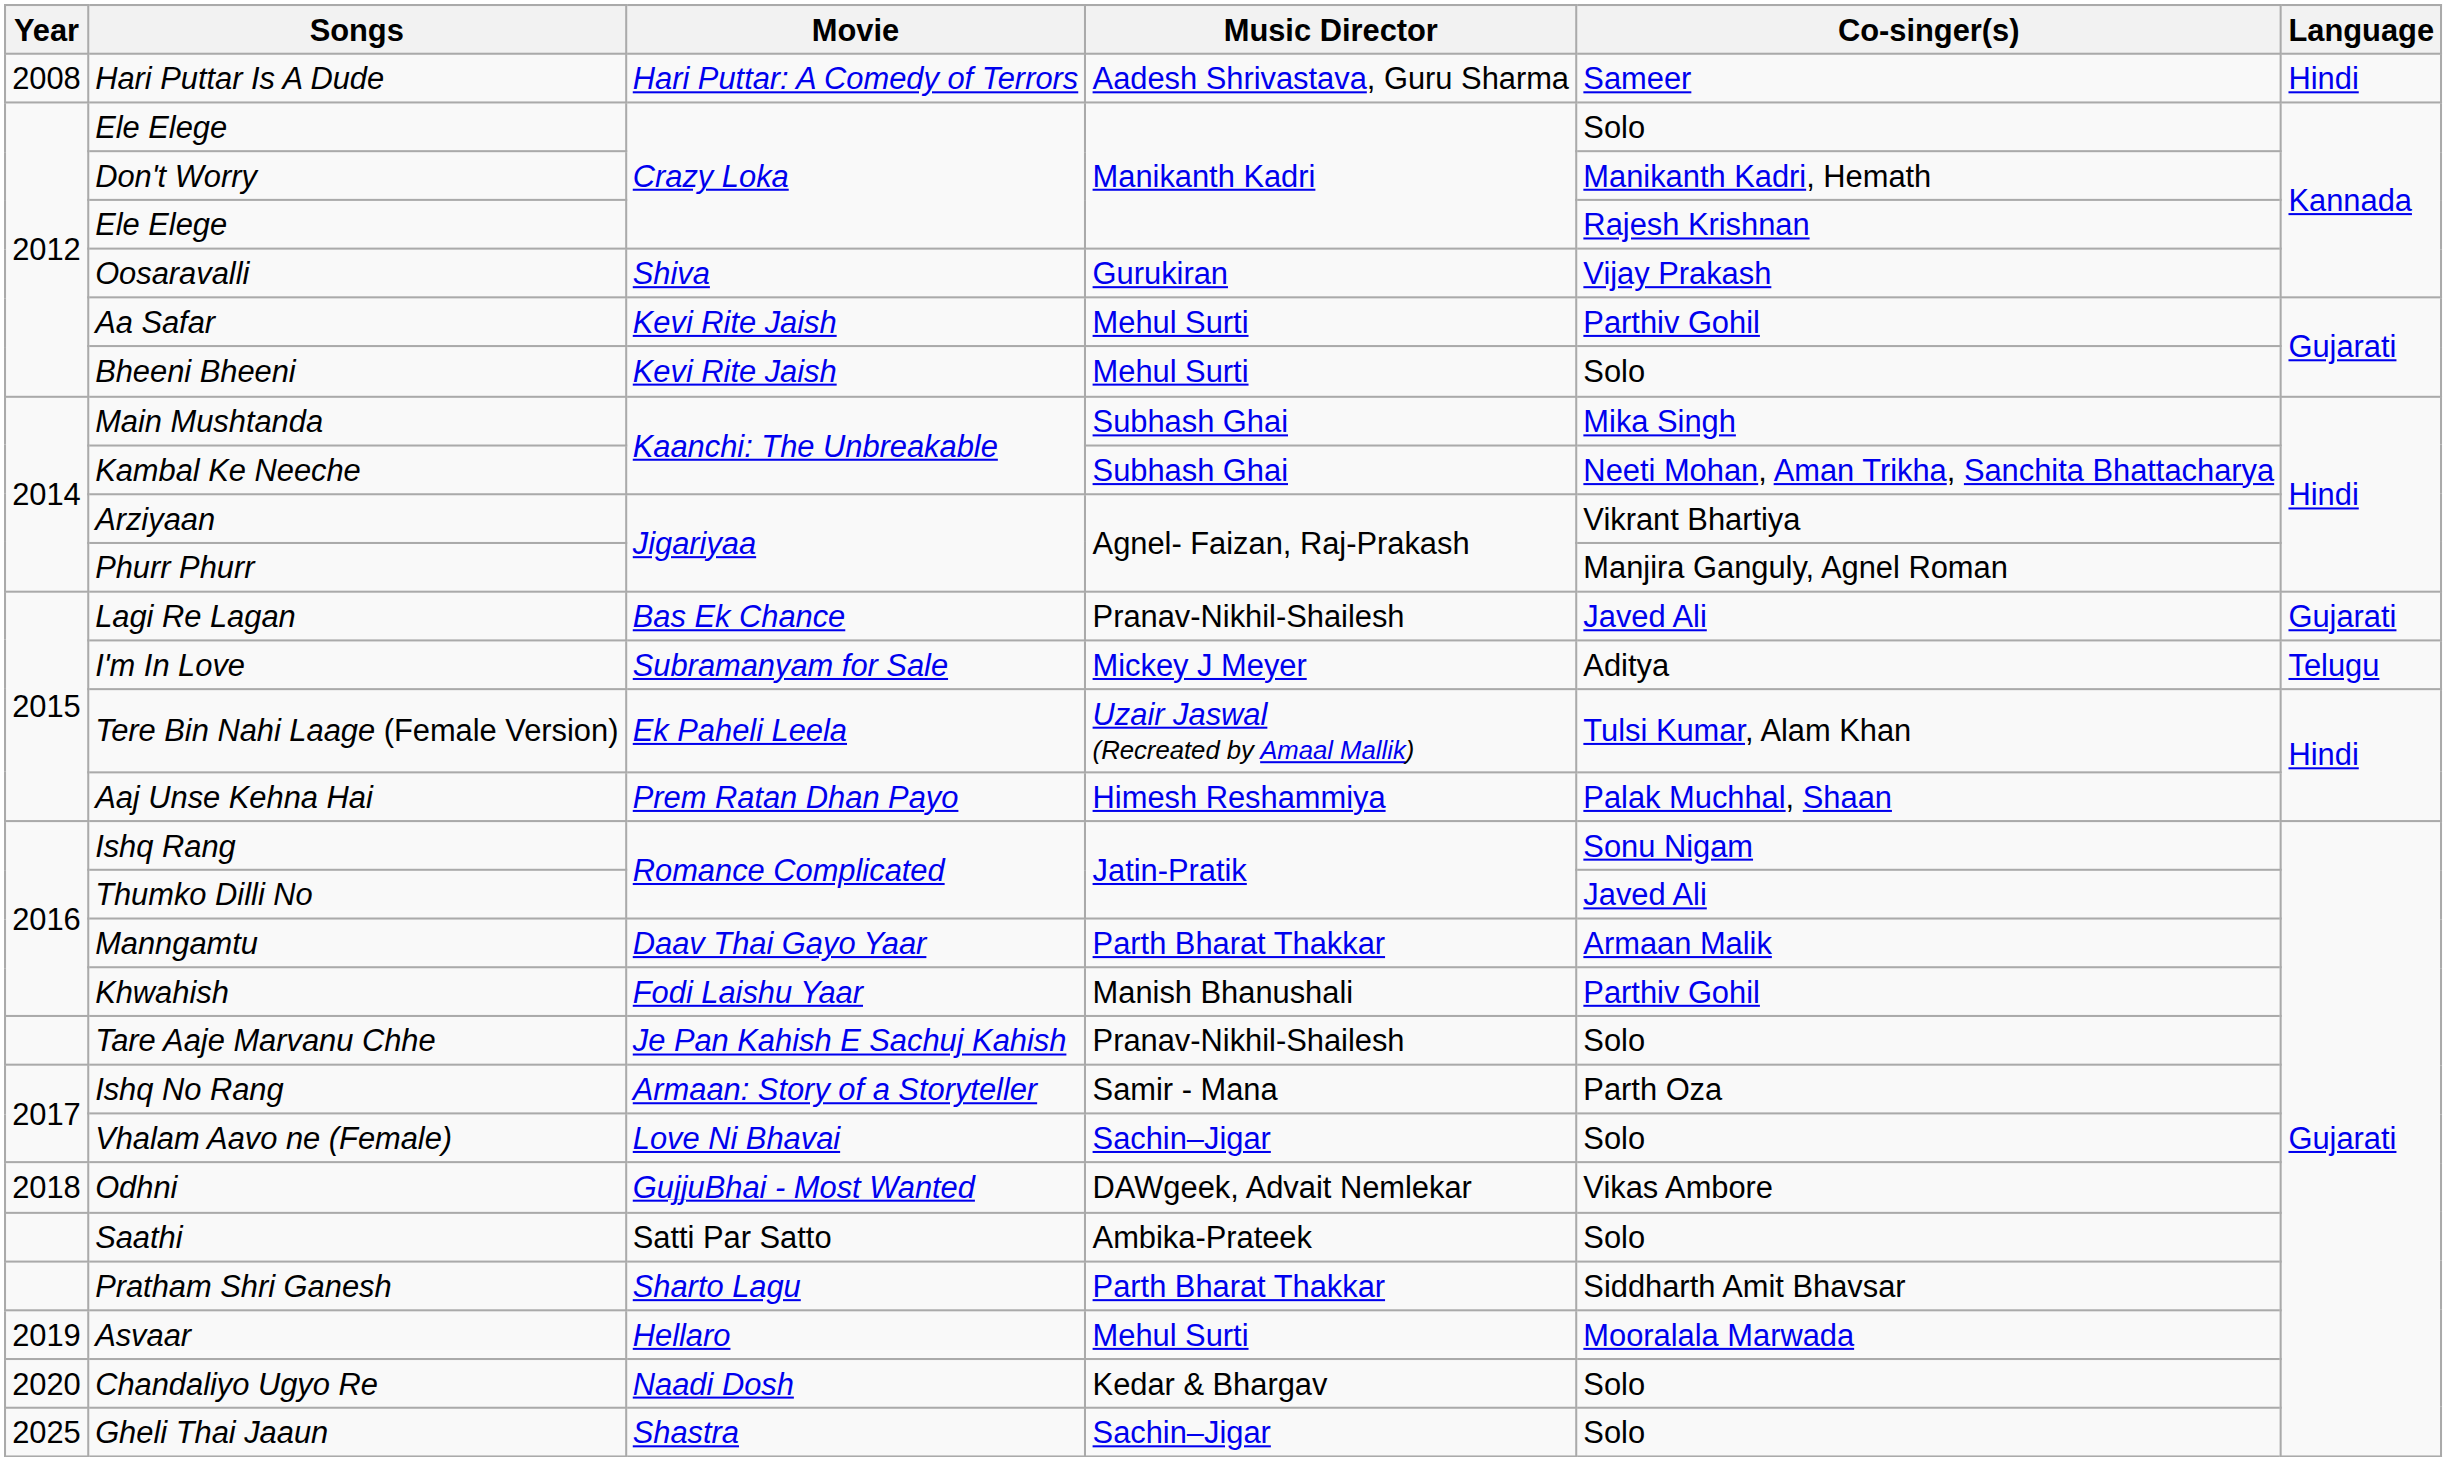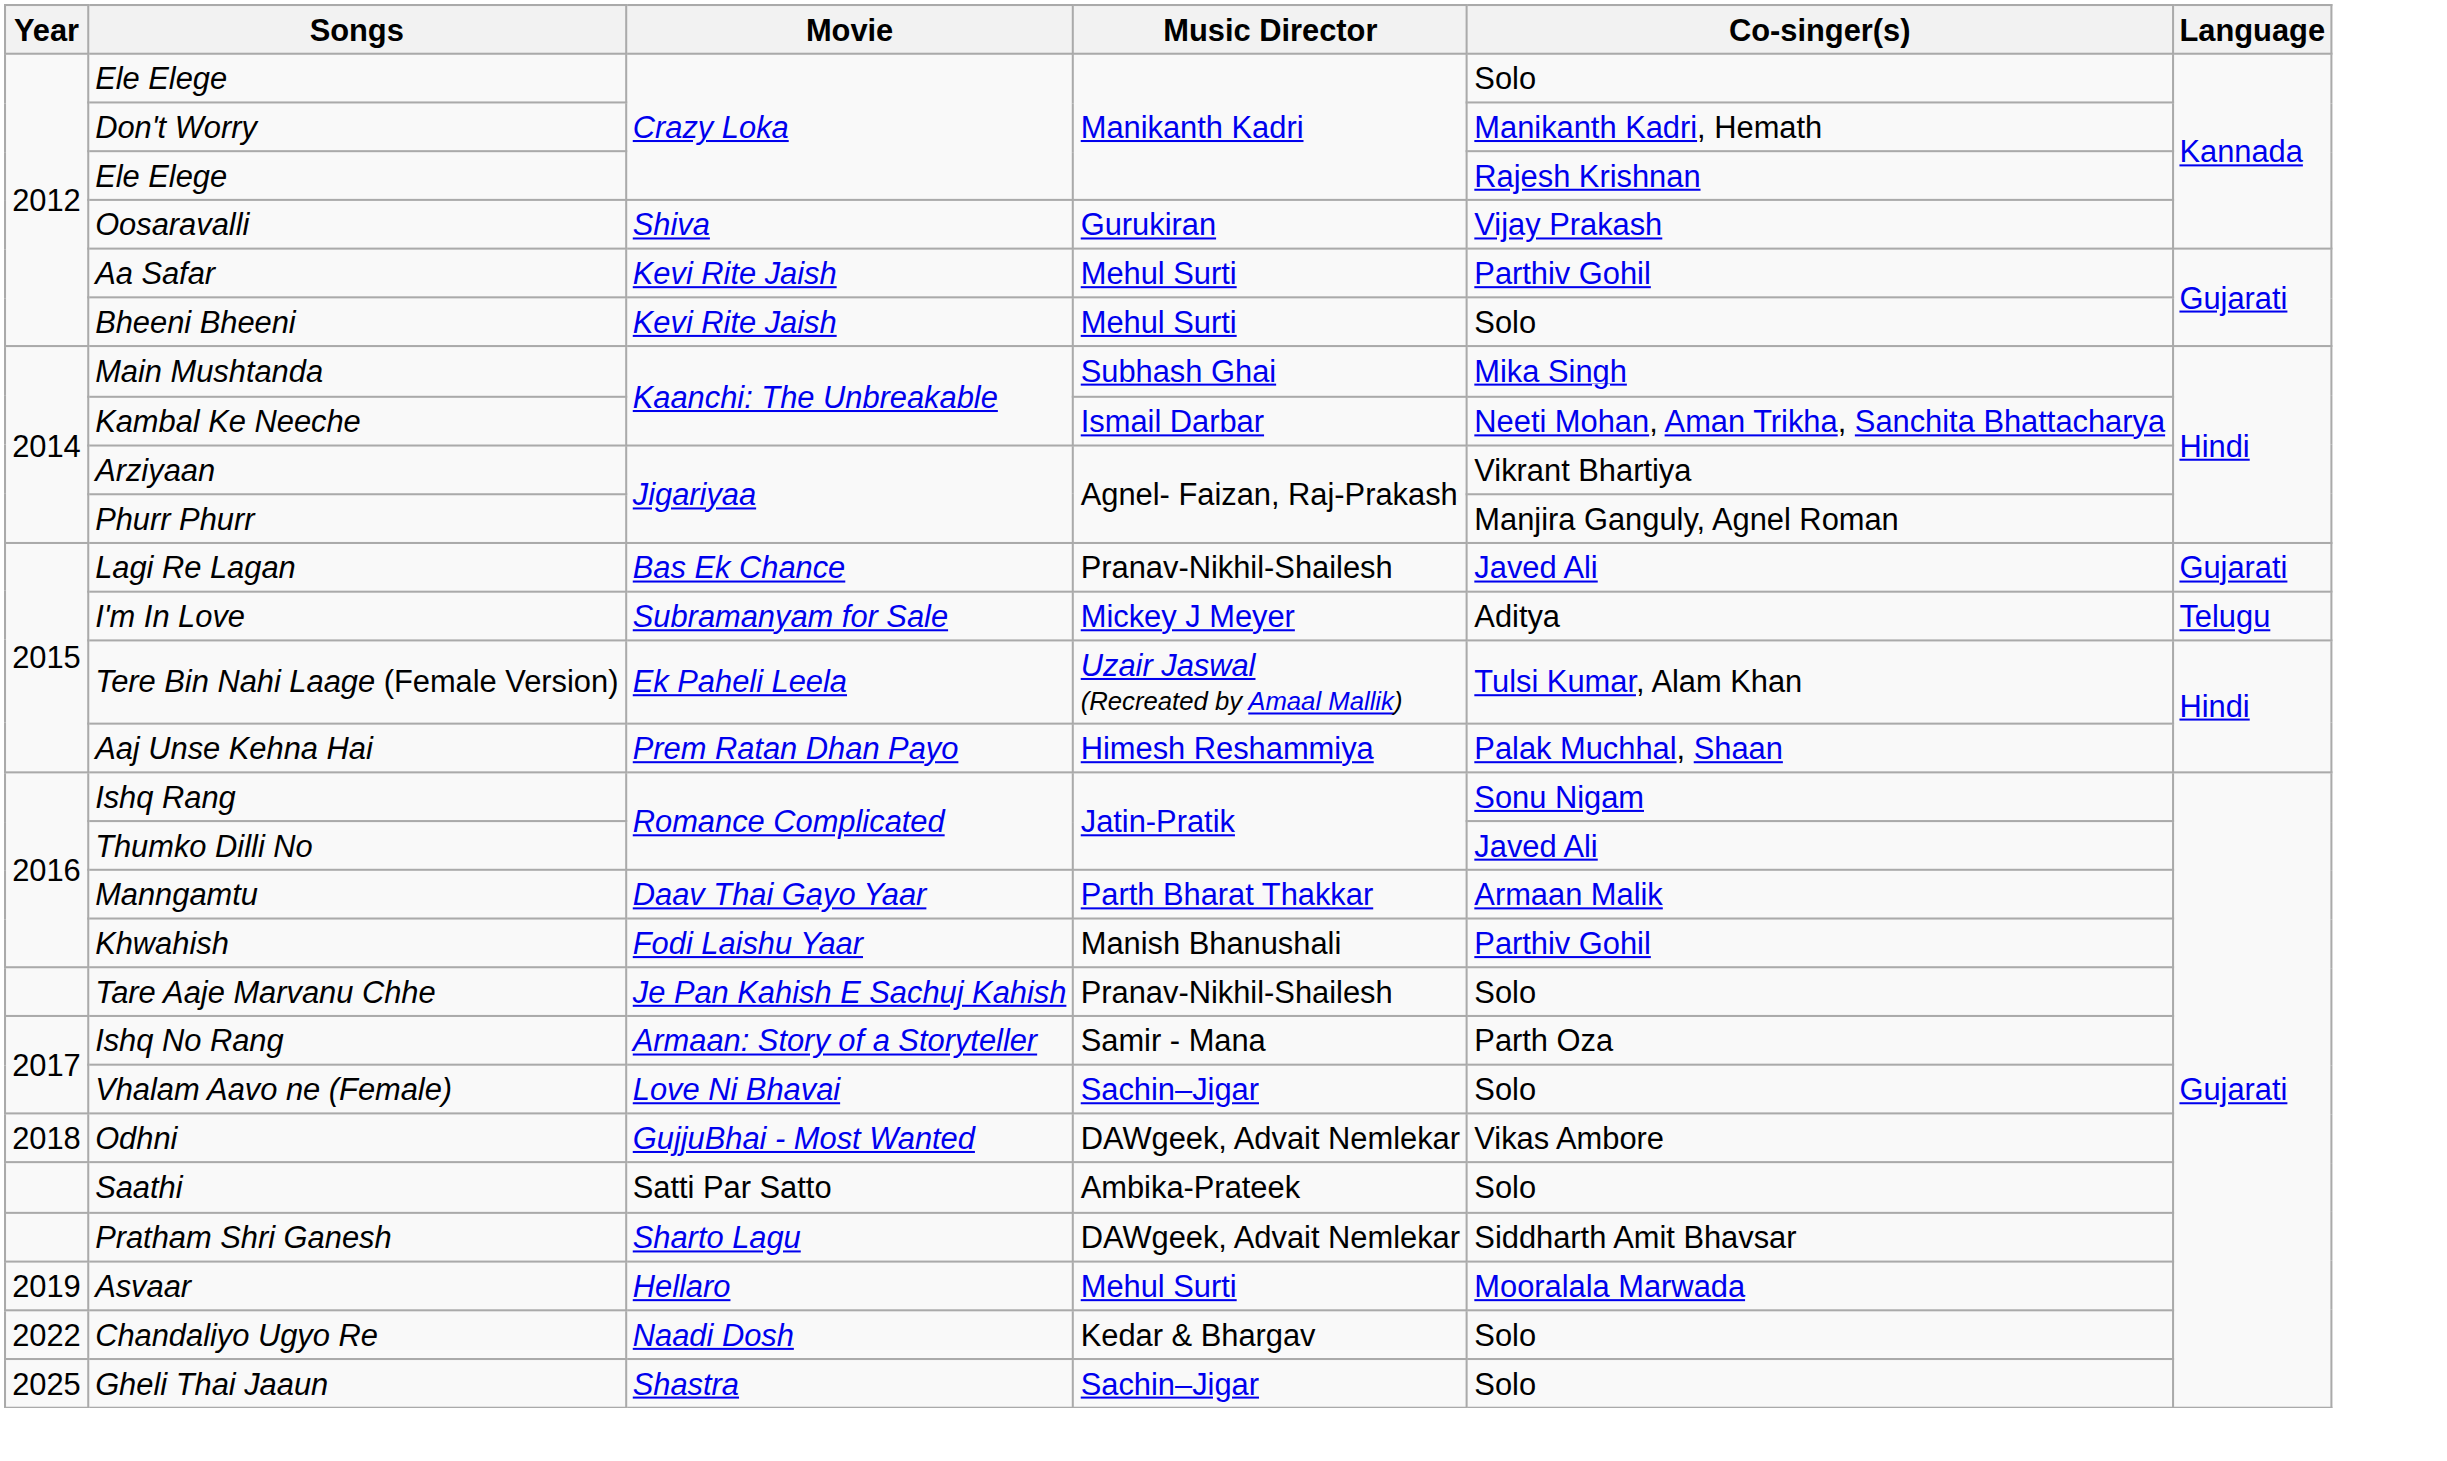- row: (240, 78)
(1190, 469) Subhash Ghai -> (1172, 420) Ismail Darbar
(1239, 1285) Parth Bharat Thakkar -> (1270, 1236) DAWgeek, Advait Nemlekar
(46, 1383) 2020 -> (46, 1334) 2022
